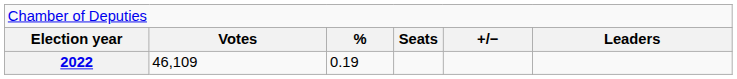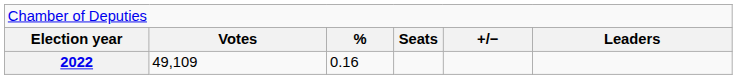(175, 62) 46,109 -> (175, 62) 49,109
(344, 62) 0.19 -> (344, 62) 0.16
